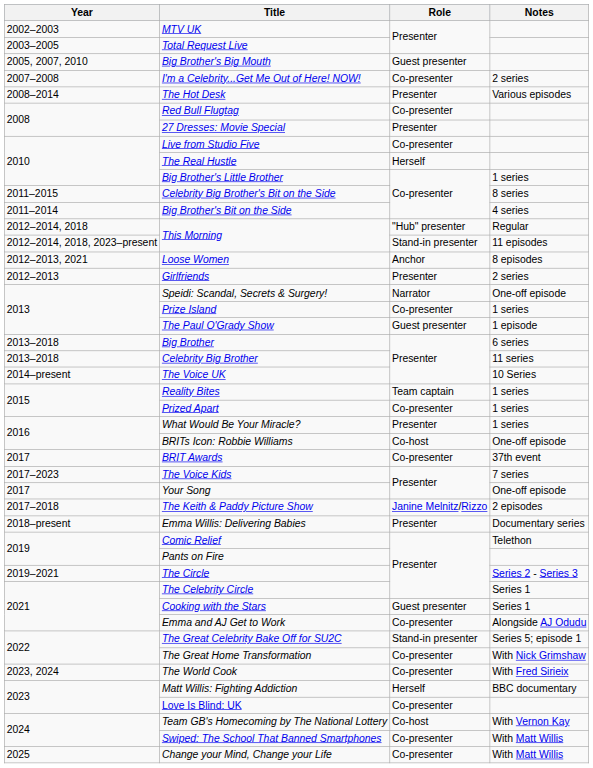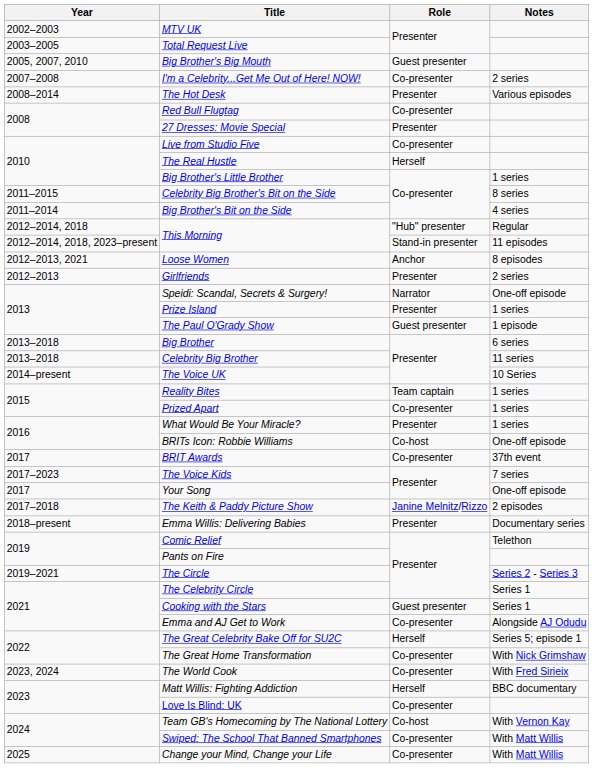(422, 309) Co-presenter -> (415, 309) Presenter
(435, 639) Stand-in presenter -> (408, 639) Herself
